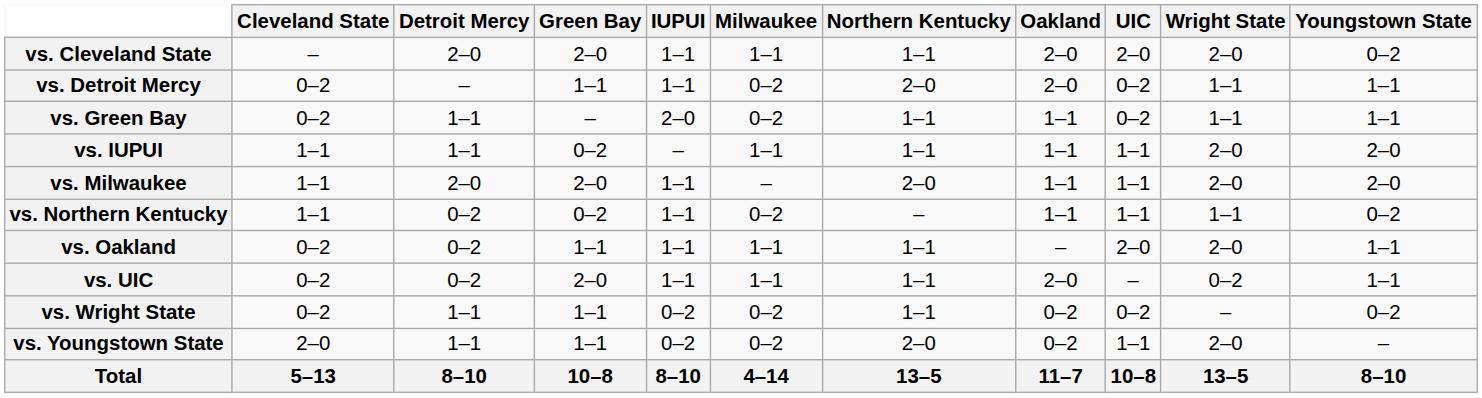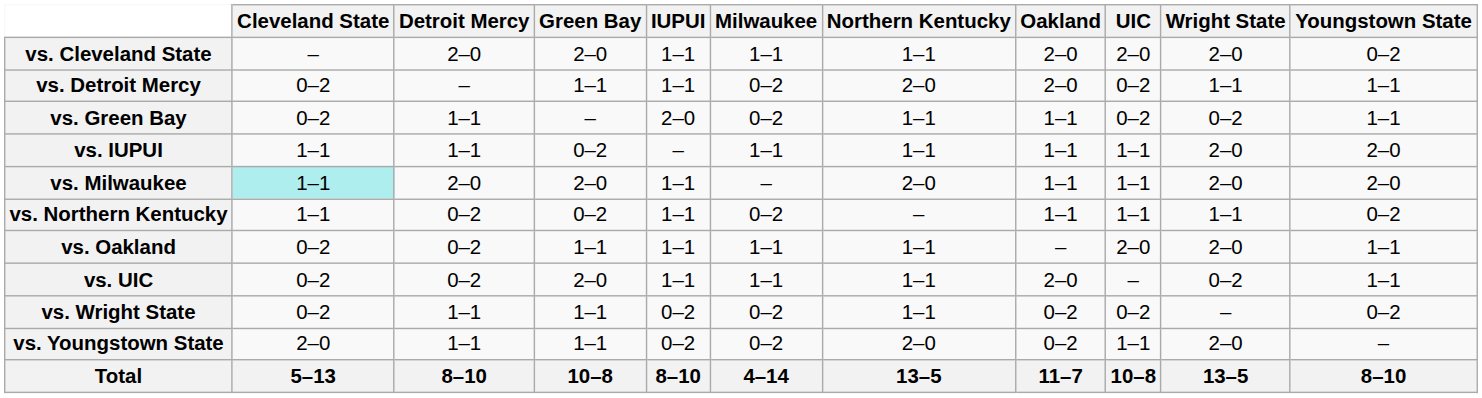(1226, 118) 1–1 -> (1226, 118) 0–2
(313, 183) no background -> (313, 183) paleturquoise background
